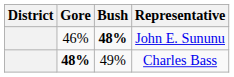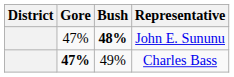(75, 38) 46% -> (75, 38) 47%
(75, 60) 48% -> (75, 60) 47%
